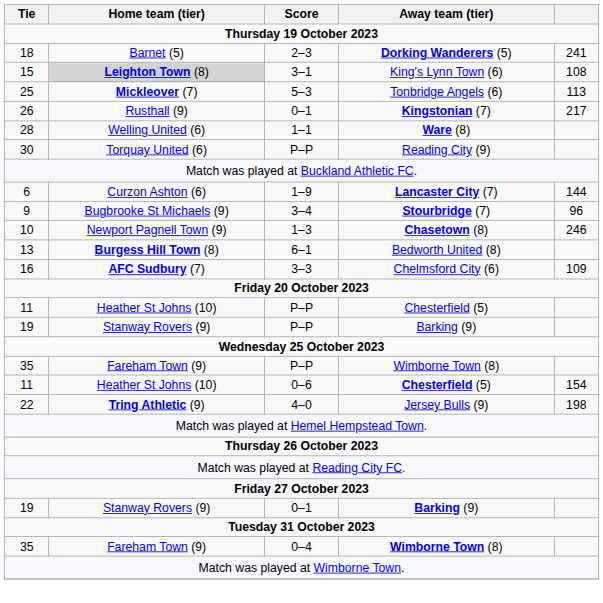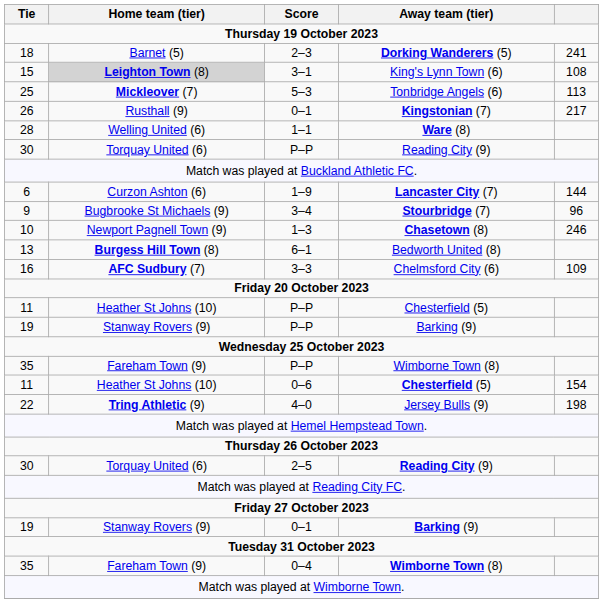+ row: (27, 466)
